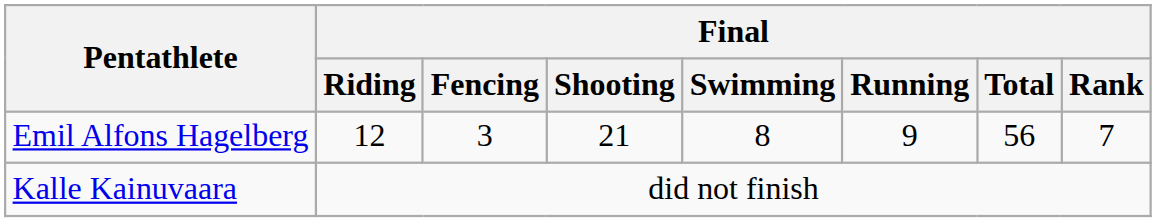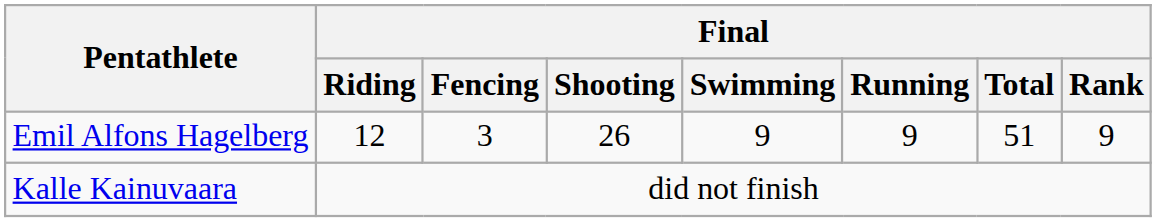(614, 136) 21 -> (614, 136) 26
(762, 136) 8 -> (762, 136) 9
(1019, 136) 56 -> (1019, 136) 51
(1106, 136) 7 -> (1106, 136) 9
